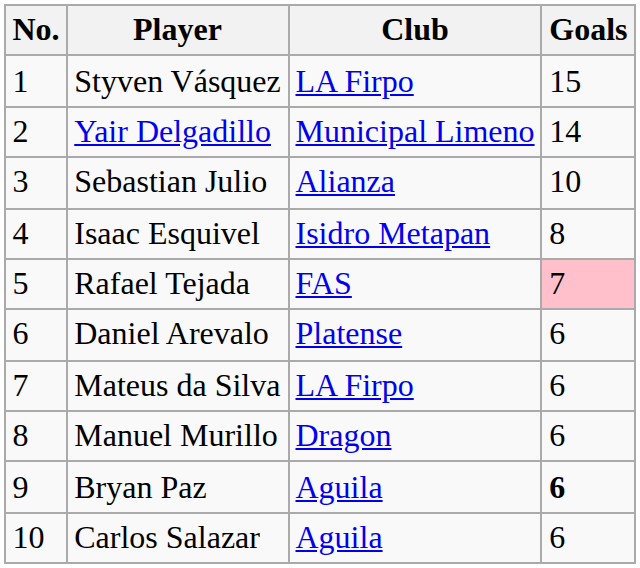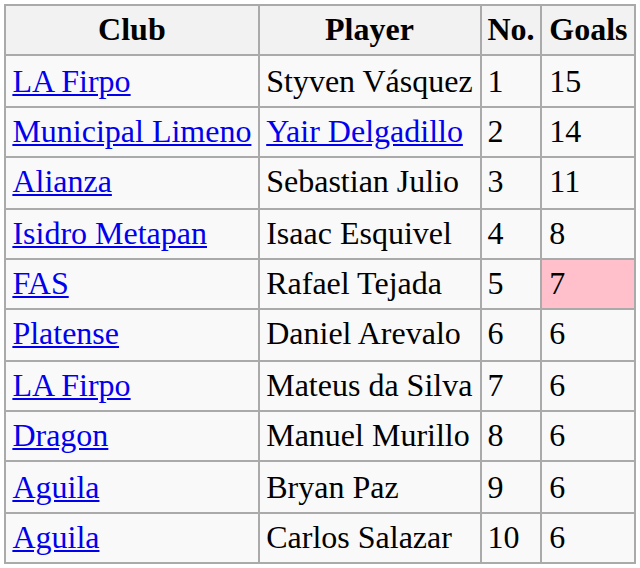columns swapped: (36, 29) <-> (415, 29)
(565, 182) 10 -> (565, 182) 11
(557, 486) bold -> (557, 486) normal
